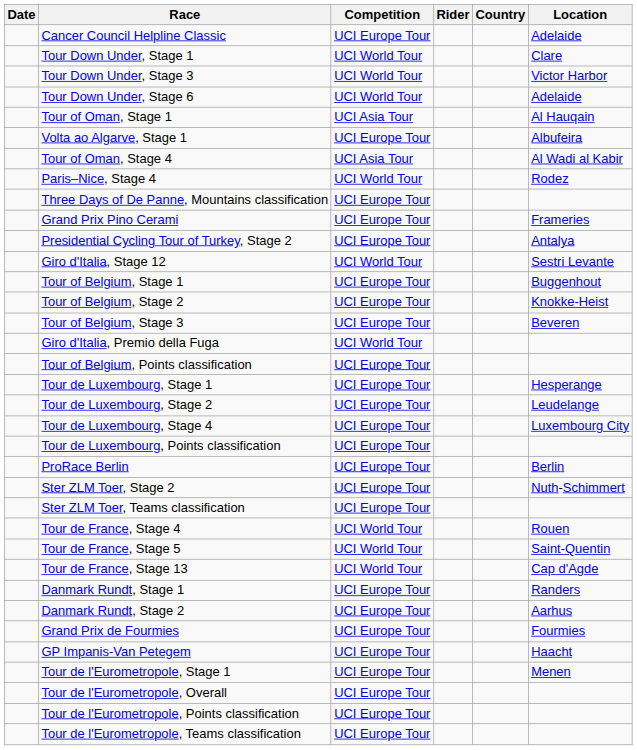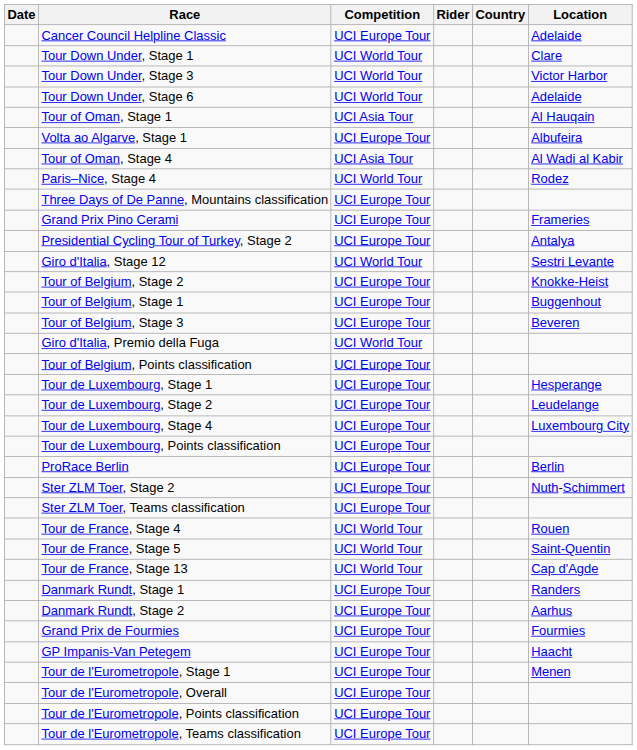rows swapped: (112, 281) <-> (112, 302)
